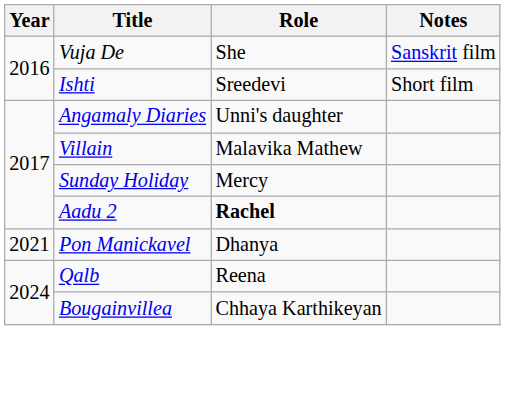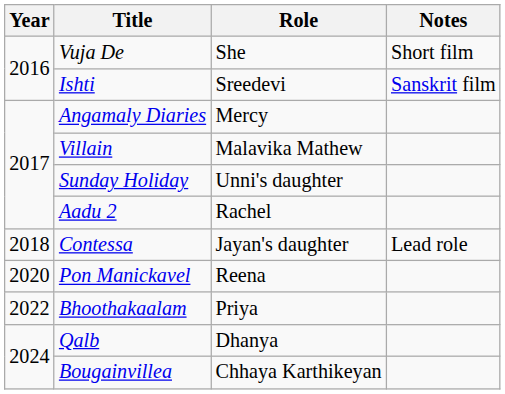(443, 52) Sanskrit film -> (432, 52) Short film
(432, 84) Short film -> (443, 84) Sanskrit film
(279, 116) Unni's daughter -> (242, 116) Mercy
(242, 180) Mercy -> (279, 180) Unni's daughter
(245, 212) bold -> (243, 212) normal
+ row: (96, 244)
(29, 244) 2021 -> (29, 276) 2020
(247, 244) Dhanya -> (241, 276) Reena
+ row: (123, 308)
(241, 276) Reena -> (247, 340) Dhanya
